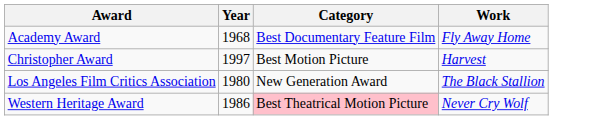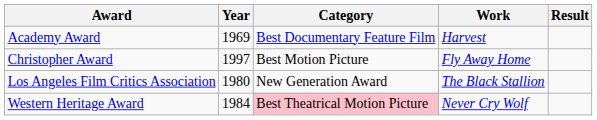+ column: (570, 15)
(236, 37) 1968 -> (236, 37) 1969
(486, 37) Fly Away Home -> (464, 37) Harvest
(464, 59) Harvest -> (486, 59) Fly Away Home
(236, 103) 1986 -> (236, 103) 1984
